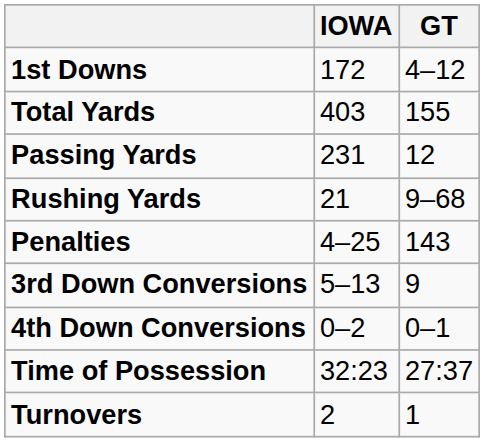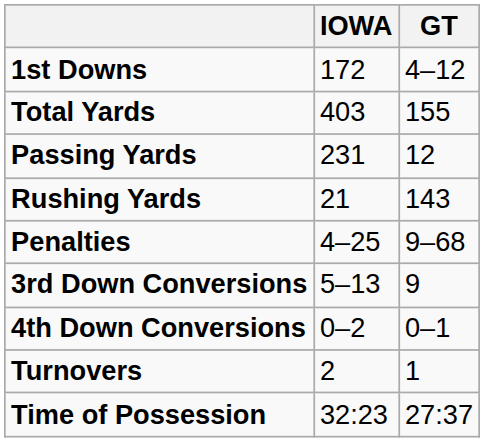(435, 198) 9–68 -> (428, 198) 143
(428, 241) 143 -> (435, 241) 9–68
rows swapped: (77, 414) <-> (139, 371)
